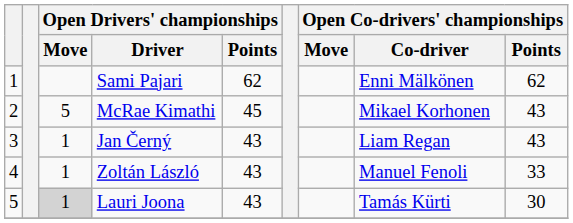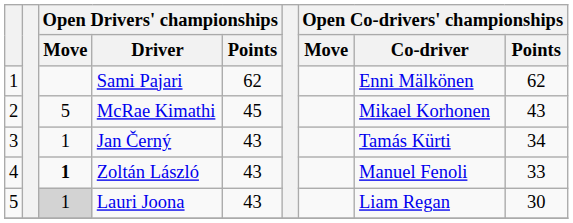(405, 141) Liam Regan -> (405, 141) Tamás Kürti
(536, 141) 43 -> (536, 141) 34
(65, 171) normal -> (65, 171) bold
(405, 202) Tamás Kürti -> (405, 202) Liam Regan
